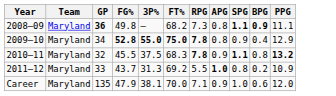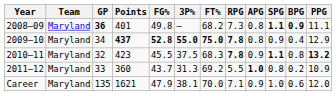+ column: (131, 12)
